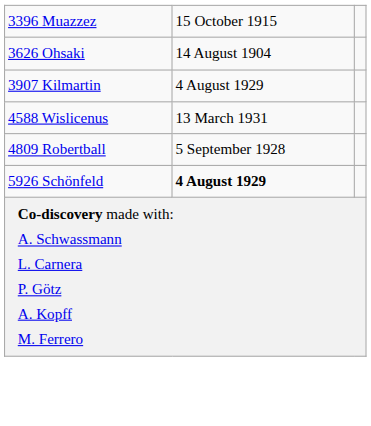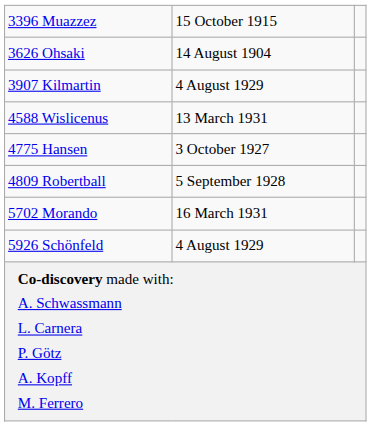+ row: (48, 149)
+ row: (53, 213)
(221, 181) bold -> (220, 245) normal
